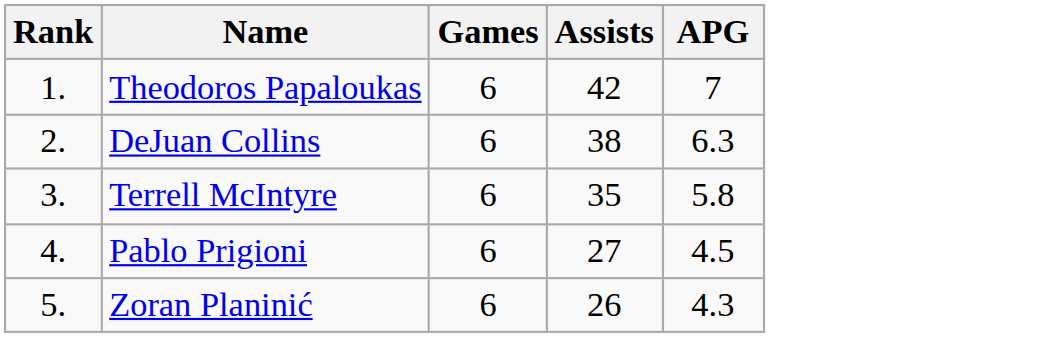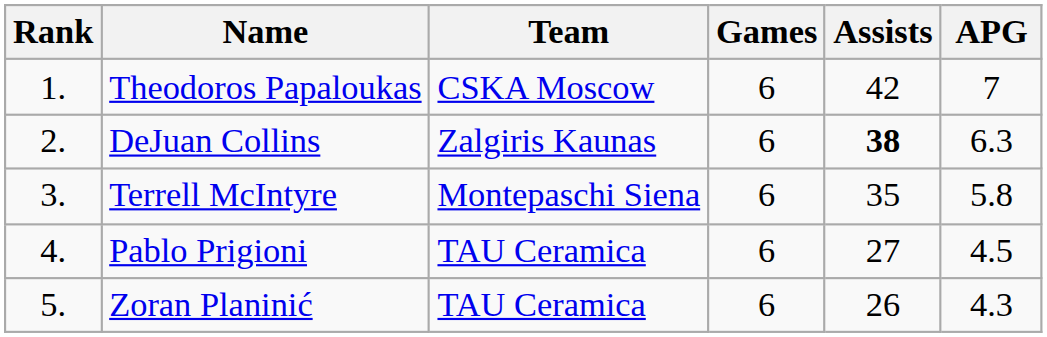+ column: (569, 31)
(604, 140) normal -> (883, 140) bold
